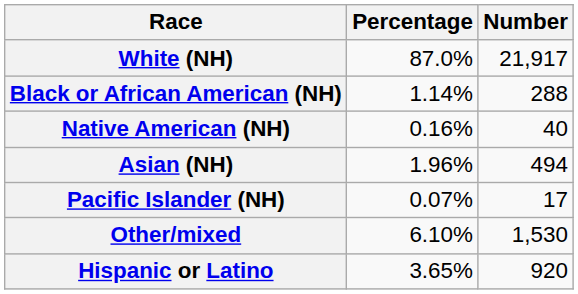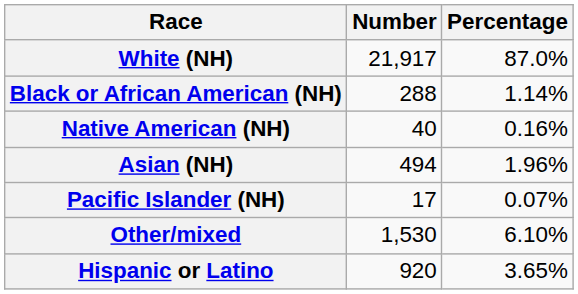columns swapped: (526, 22) <-> (413, 22)
